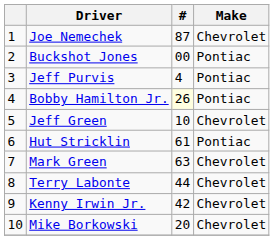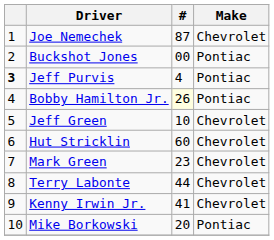(11, 78) normal -> (11, 78) bold
(183, 141) 61 -> (183, 141) 60
(224, 141) Pontiac -> (231, 141) Chevrolet
(183, 162) 63 -> (183, 162) 23
(183, 204) 42 -> (183, 204) 41
(231, 225) Chevrolet -> (224, 225) Pontiac
